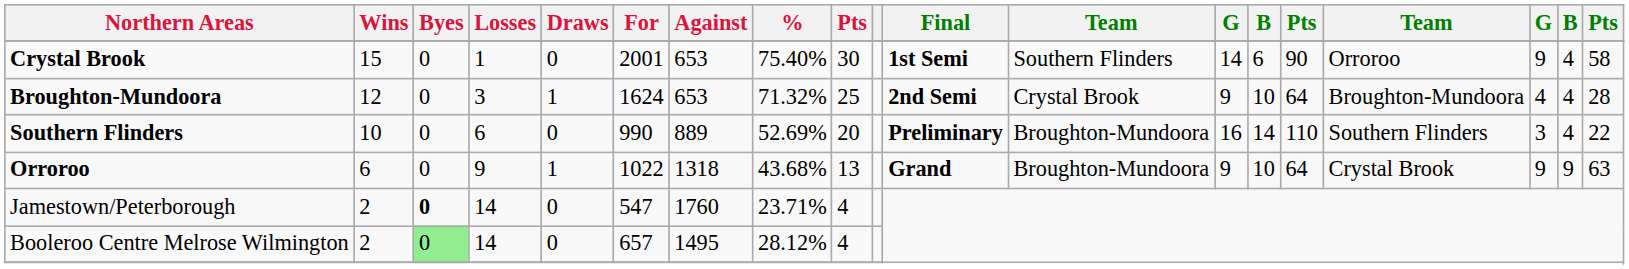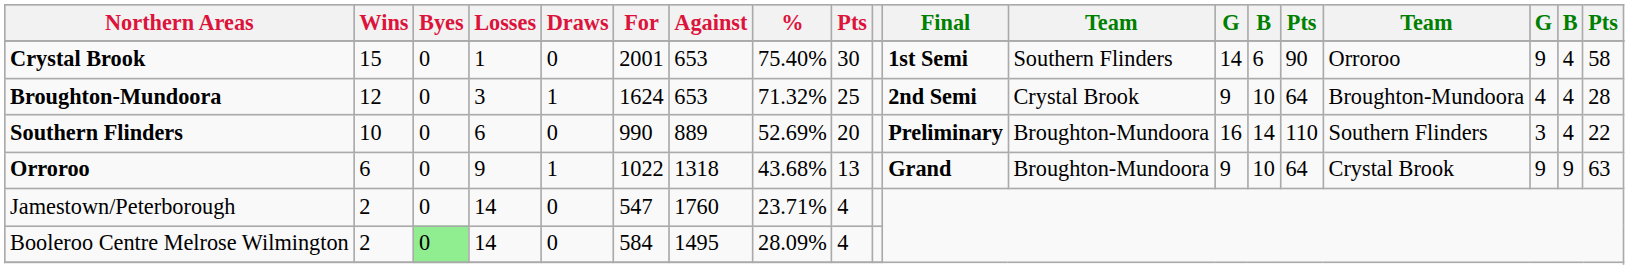(425, 206) bold -> (425, 206) normal
(636, 243) 657 -> (636, 243) 584
(792, 243) 28.12% -> (792, 243) 28.09%
